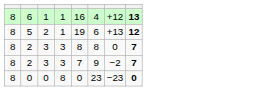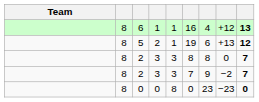+ column: (60, 12)
